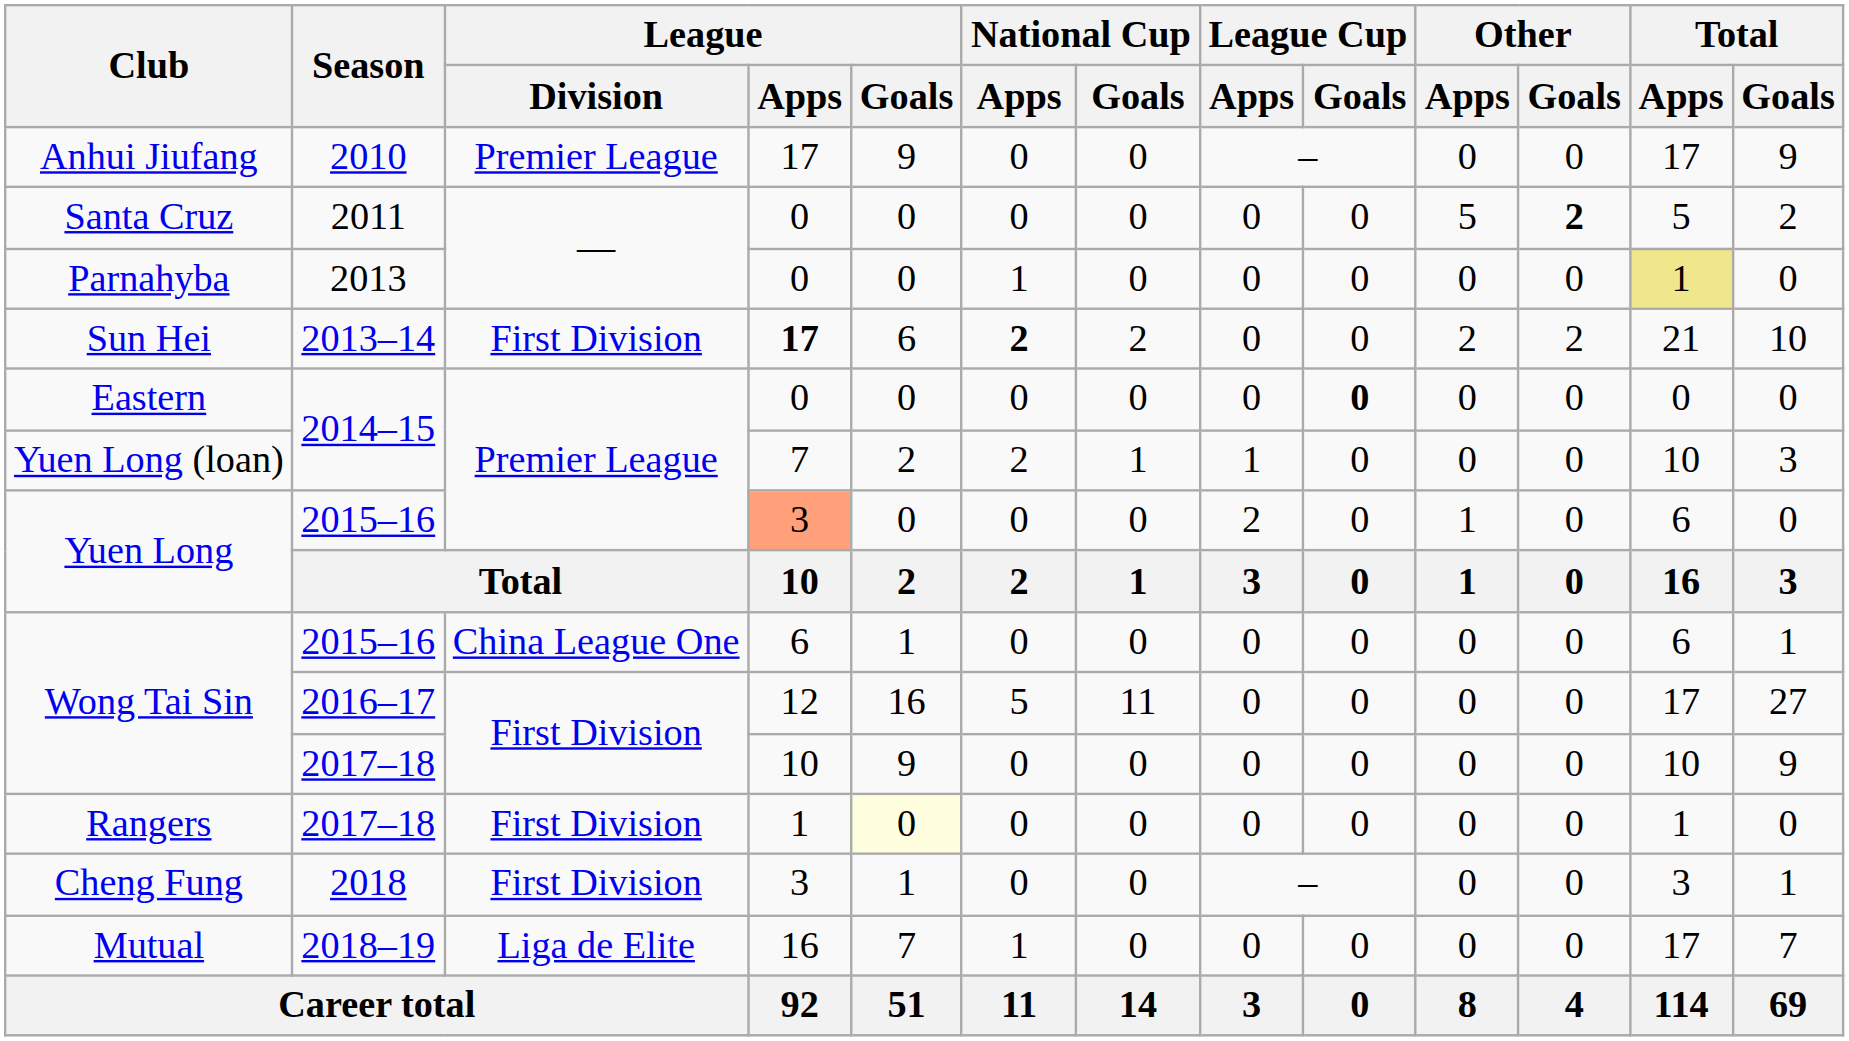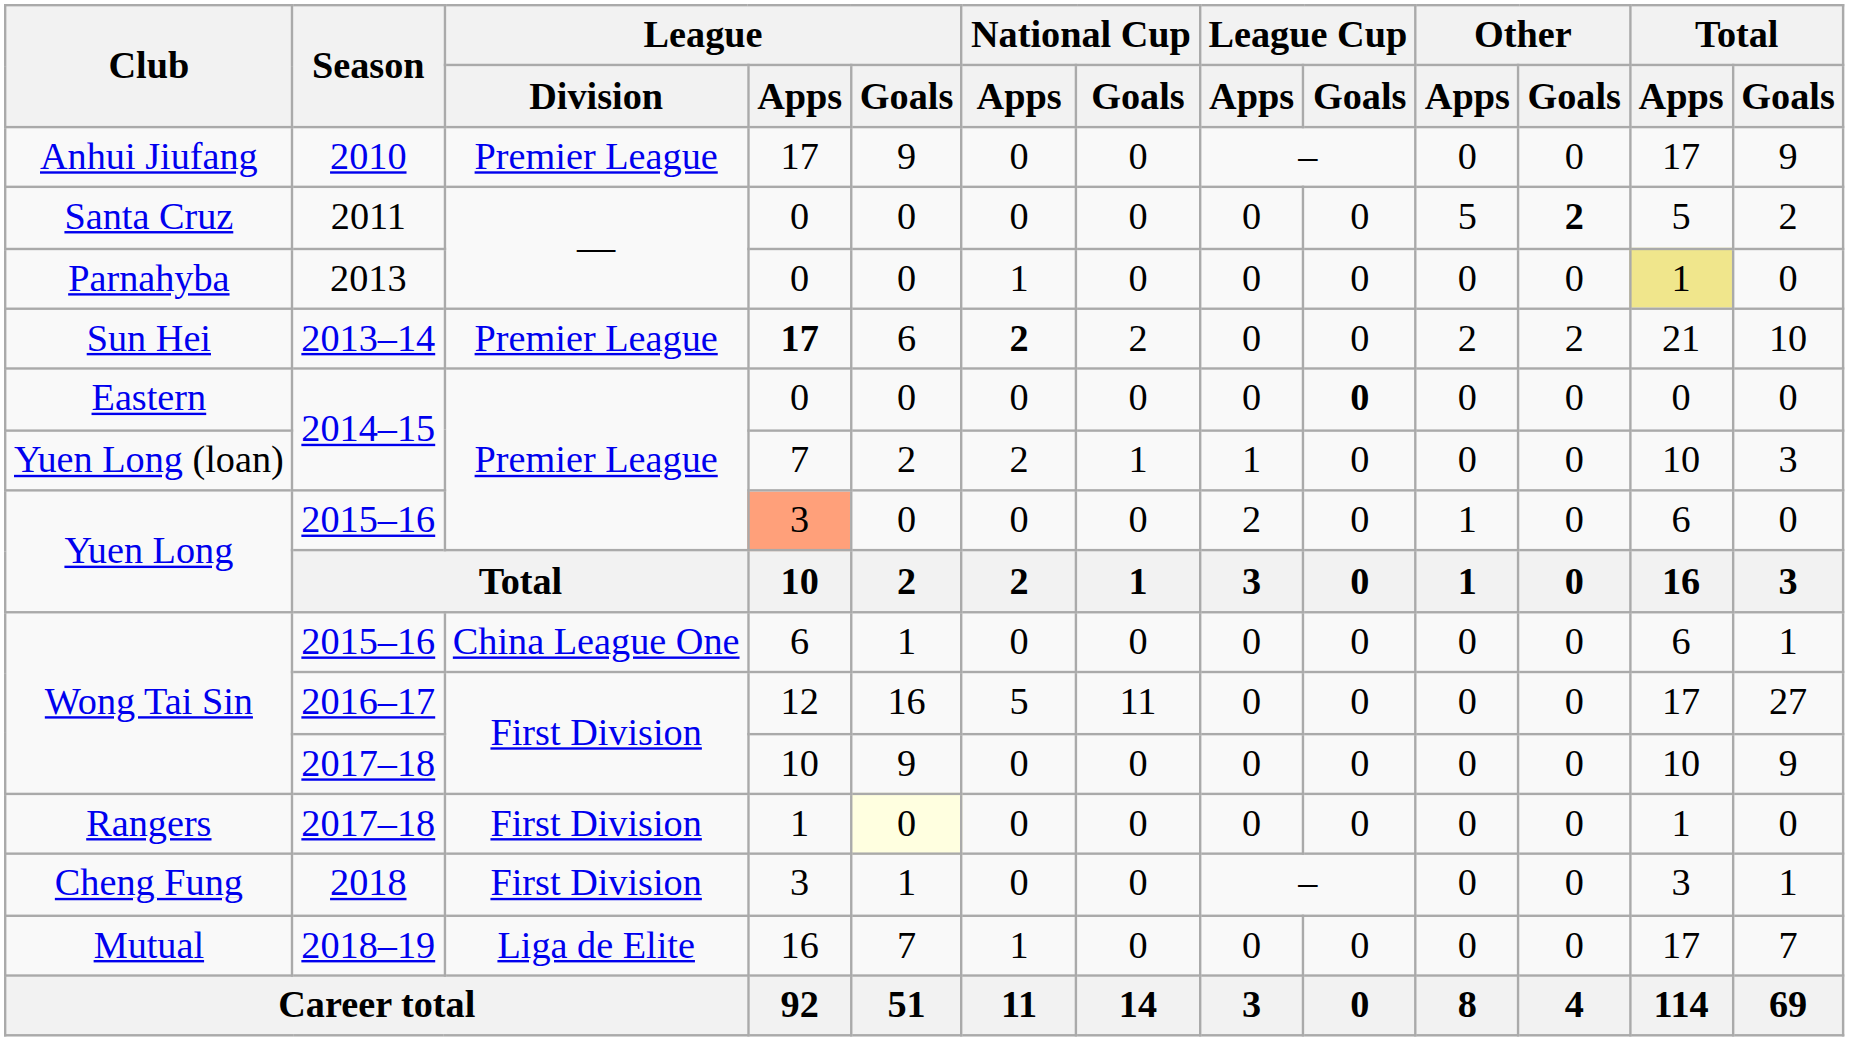(596, 338) First Division -> (596, 338) Premier League
